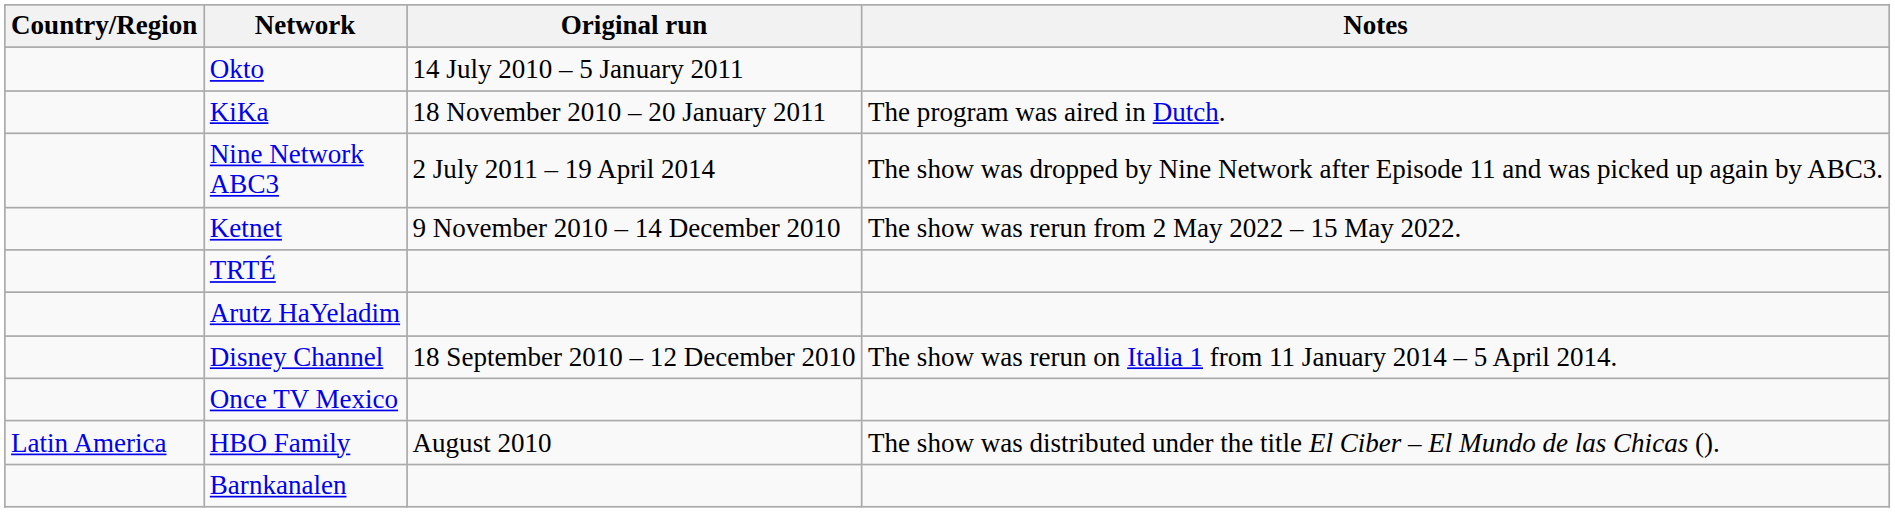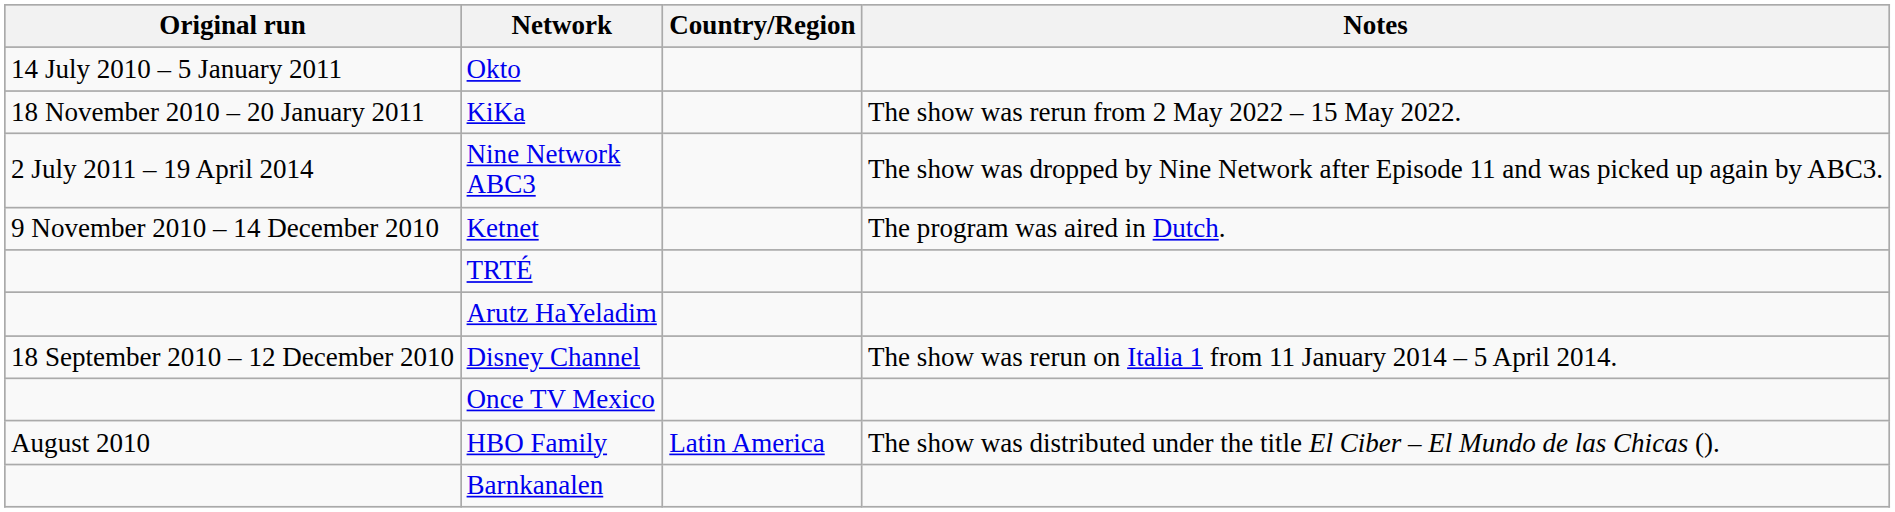columns swapped: (104, 25) <-> (634, 25)
(1047, 111) The program was aired in Dutch. -> (1165, 111) The show was rerun from 2 May 2022 – 15 May 2022.
(1165, 227) The show was rerun from 2 May 2022 – 15 May 2022. -> (1047, 227) The program was aired in Dutch.
